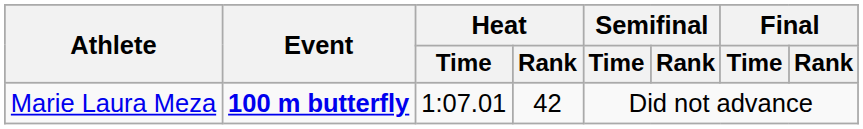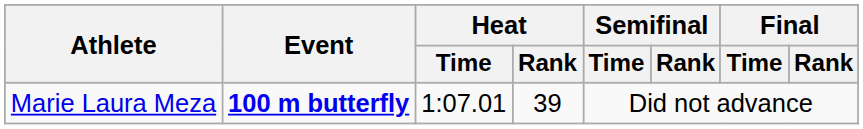(547, 104) 42 -> (547, 104) 39
